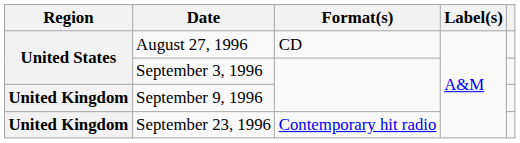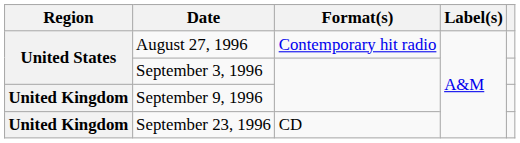(290, 44) CD -> (358, 44) Contemporary hit radio
(358, 124) Contemporary hit radio -> (290, 124) CD
